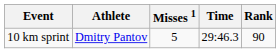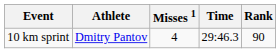(174, 38) 5 -> (174, 38) 4
